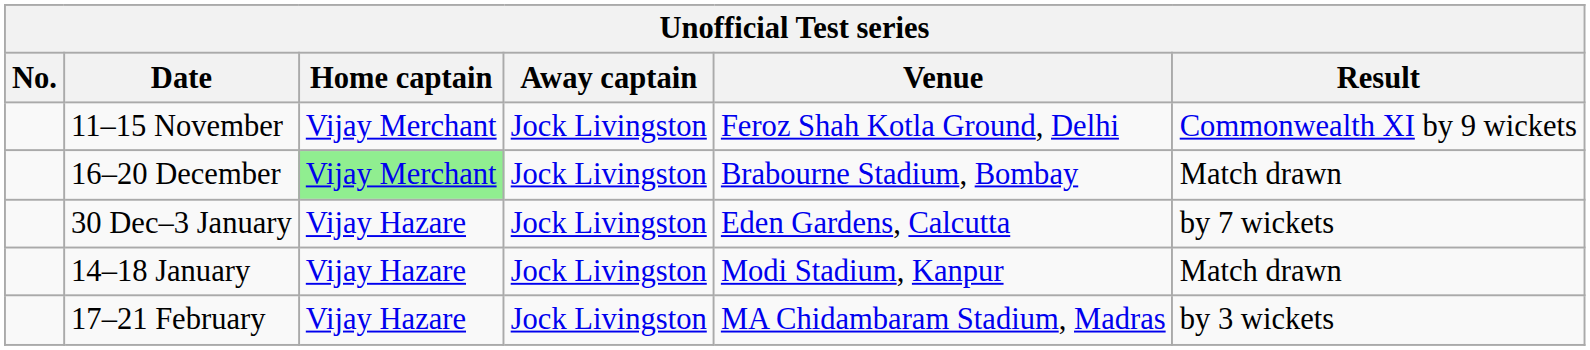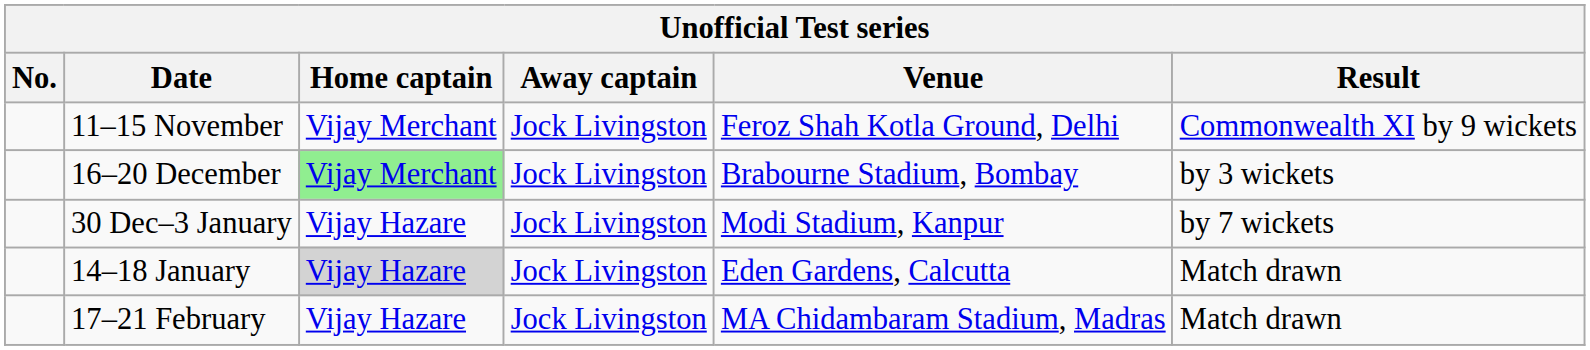(1261, 174) Match drawn -> (1257, 174) by 3 wickets
(866, 222) Eden Gardens, Calcutta -> (862, 222) Modi Stadium, Kanpur
(386, 271) no background -> (386, 271) lightgrey background
(862, 271) Modi Stadium, Kanpur -> (866, 271) Eden Gardens, Calcutta
(1257, 319) by 3 wickets -> (1261, 319) Match drawn
